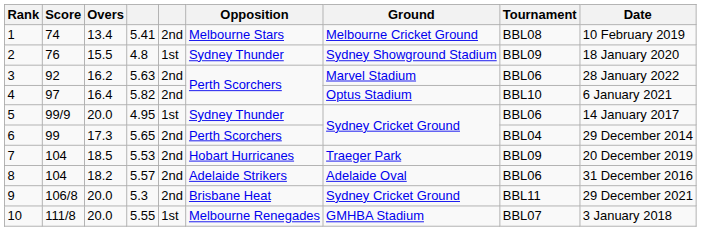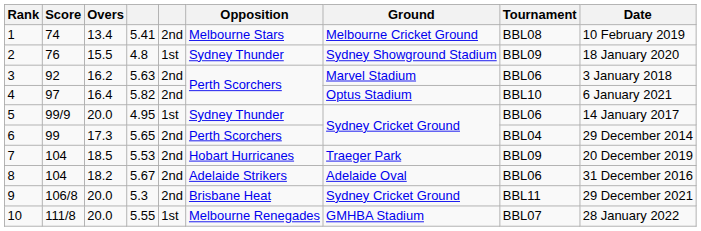(631, 75) 28 January 2022 -> (627, 75) 3 January 2018
(143, 175) 5.57 -> (143, 175) 5.67
(627, 216) 3 January 2018 -> (631, 216) 28 January 2022
